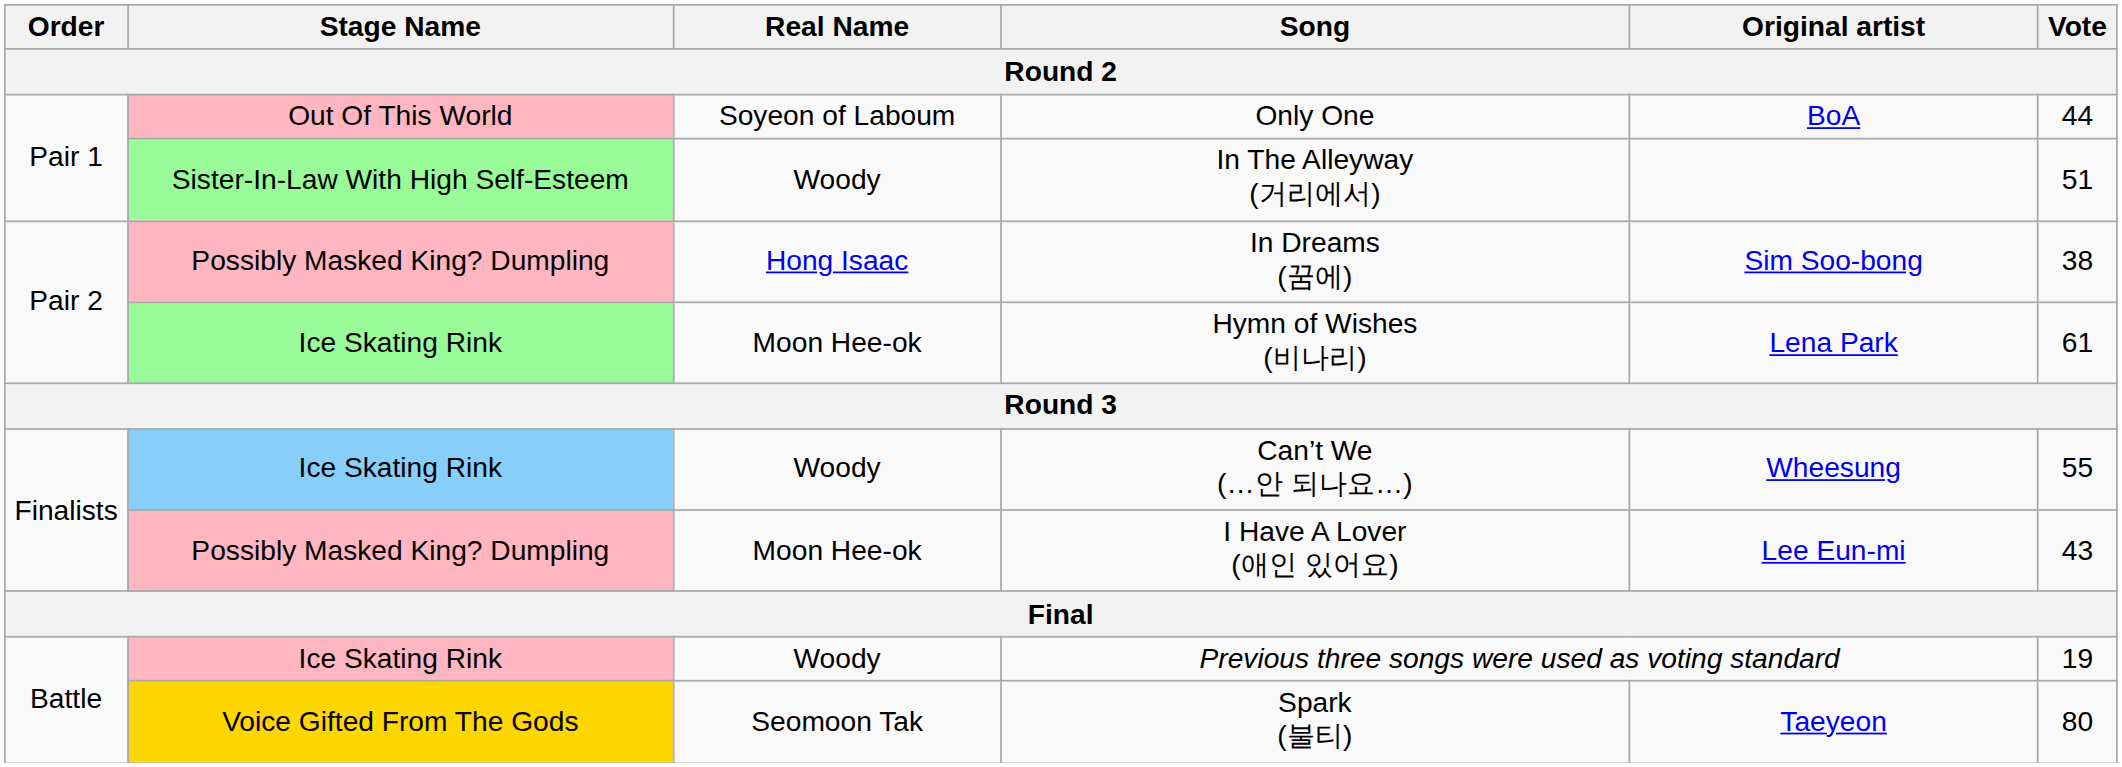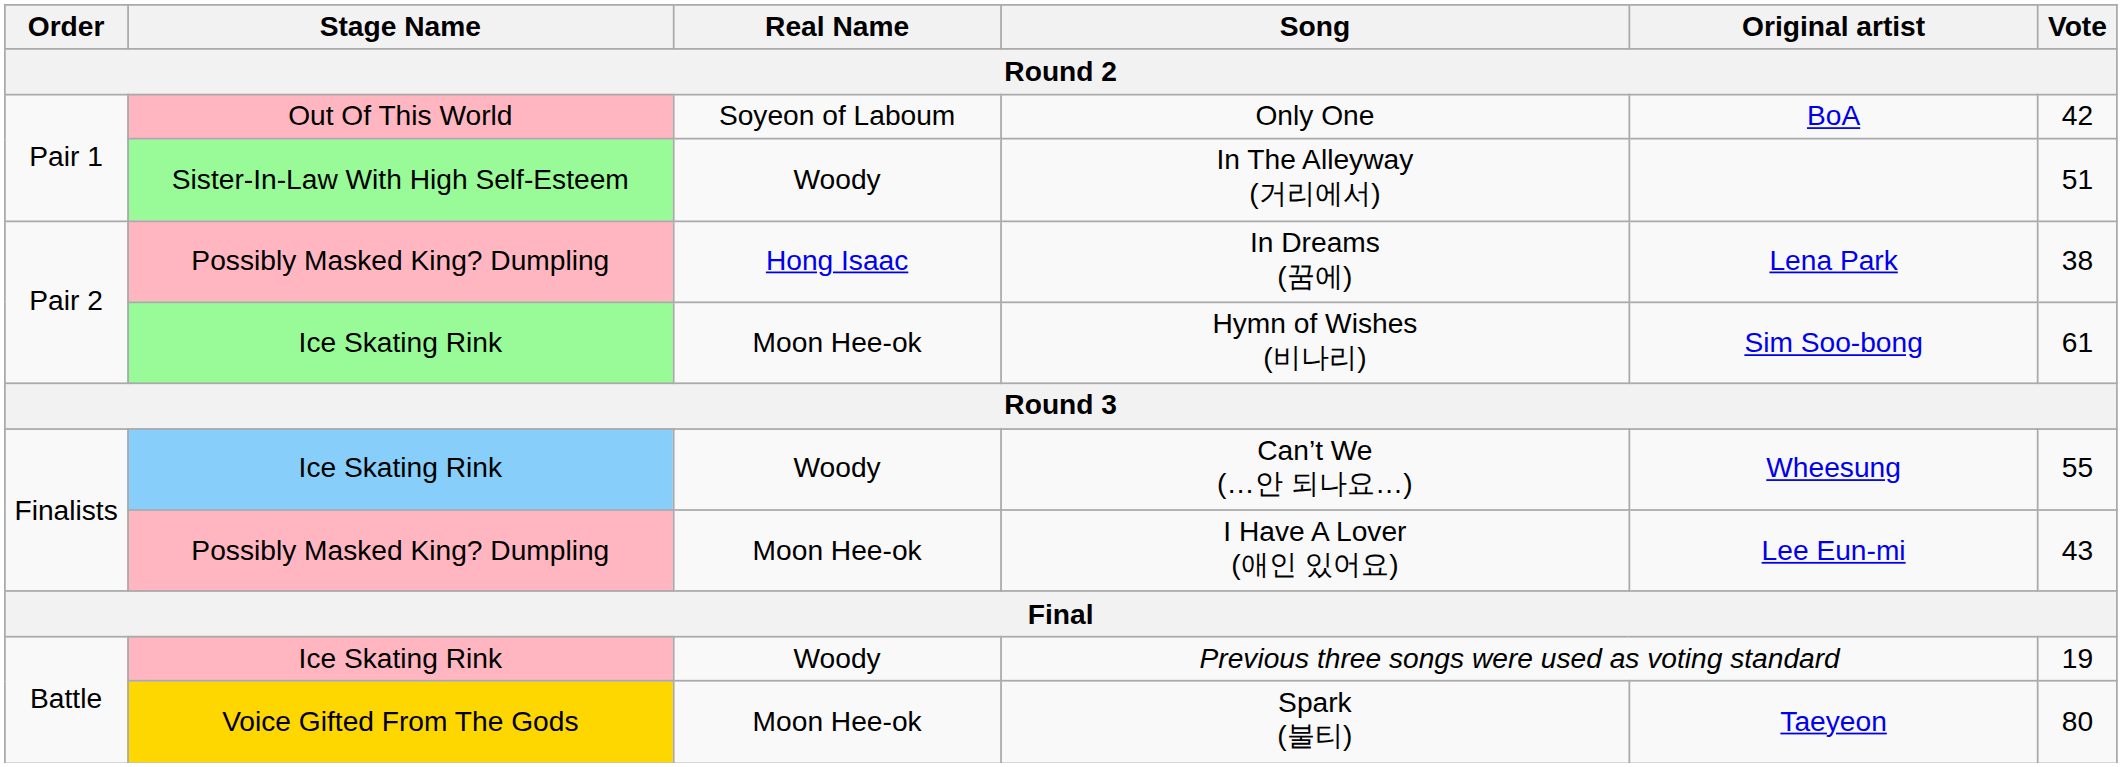(2077, 116) 44 -> (2077, 116) 42
(1834, 260) Sim Soo-bong -> (1834, 260) Lena Park
(1834, 342) Lena Park -> (1834, 342) Sim Soo-bong
(837, 721) Seomoon Tak -> (837, 721) Moon Hee-ok
